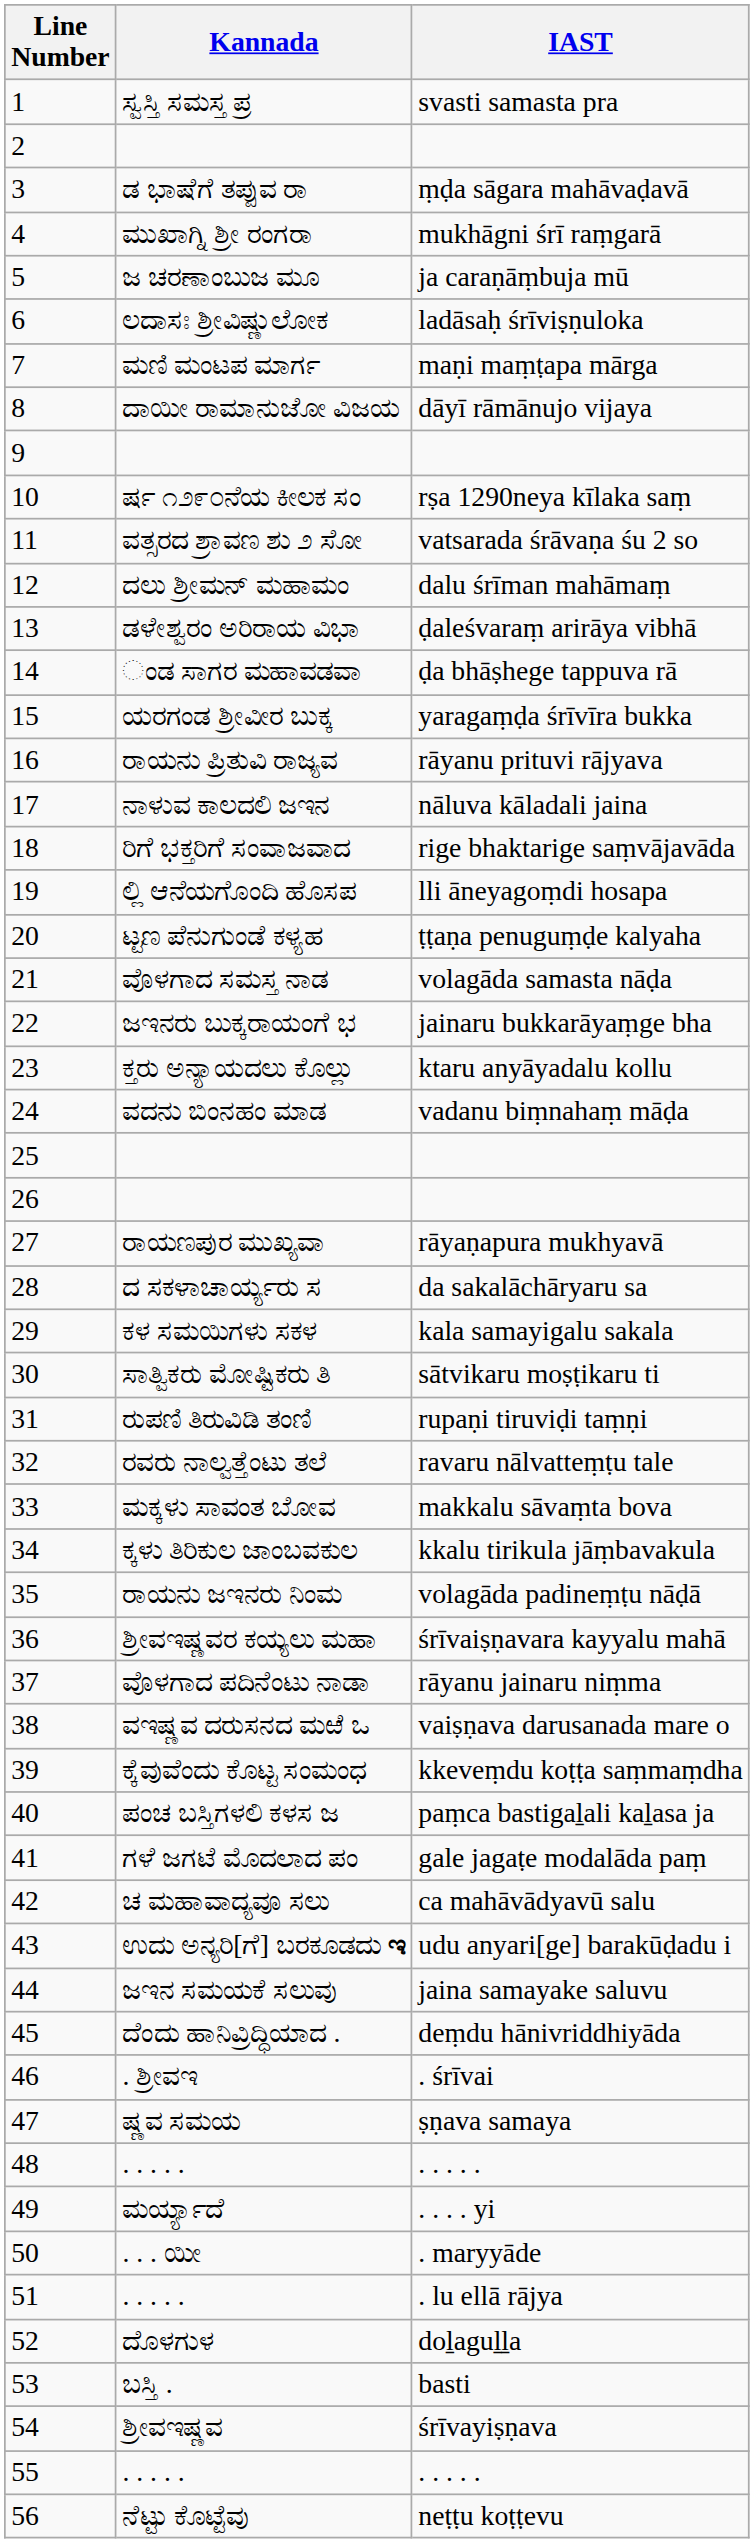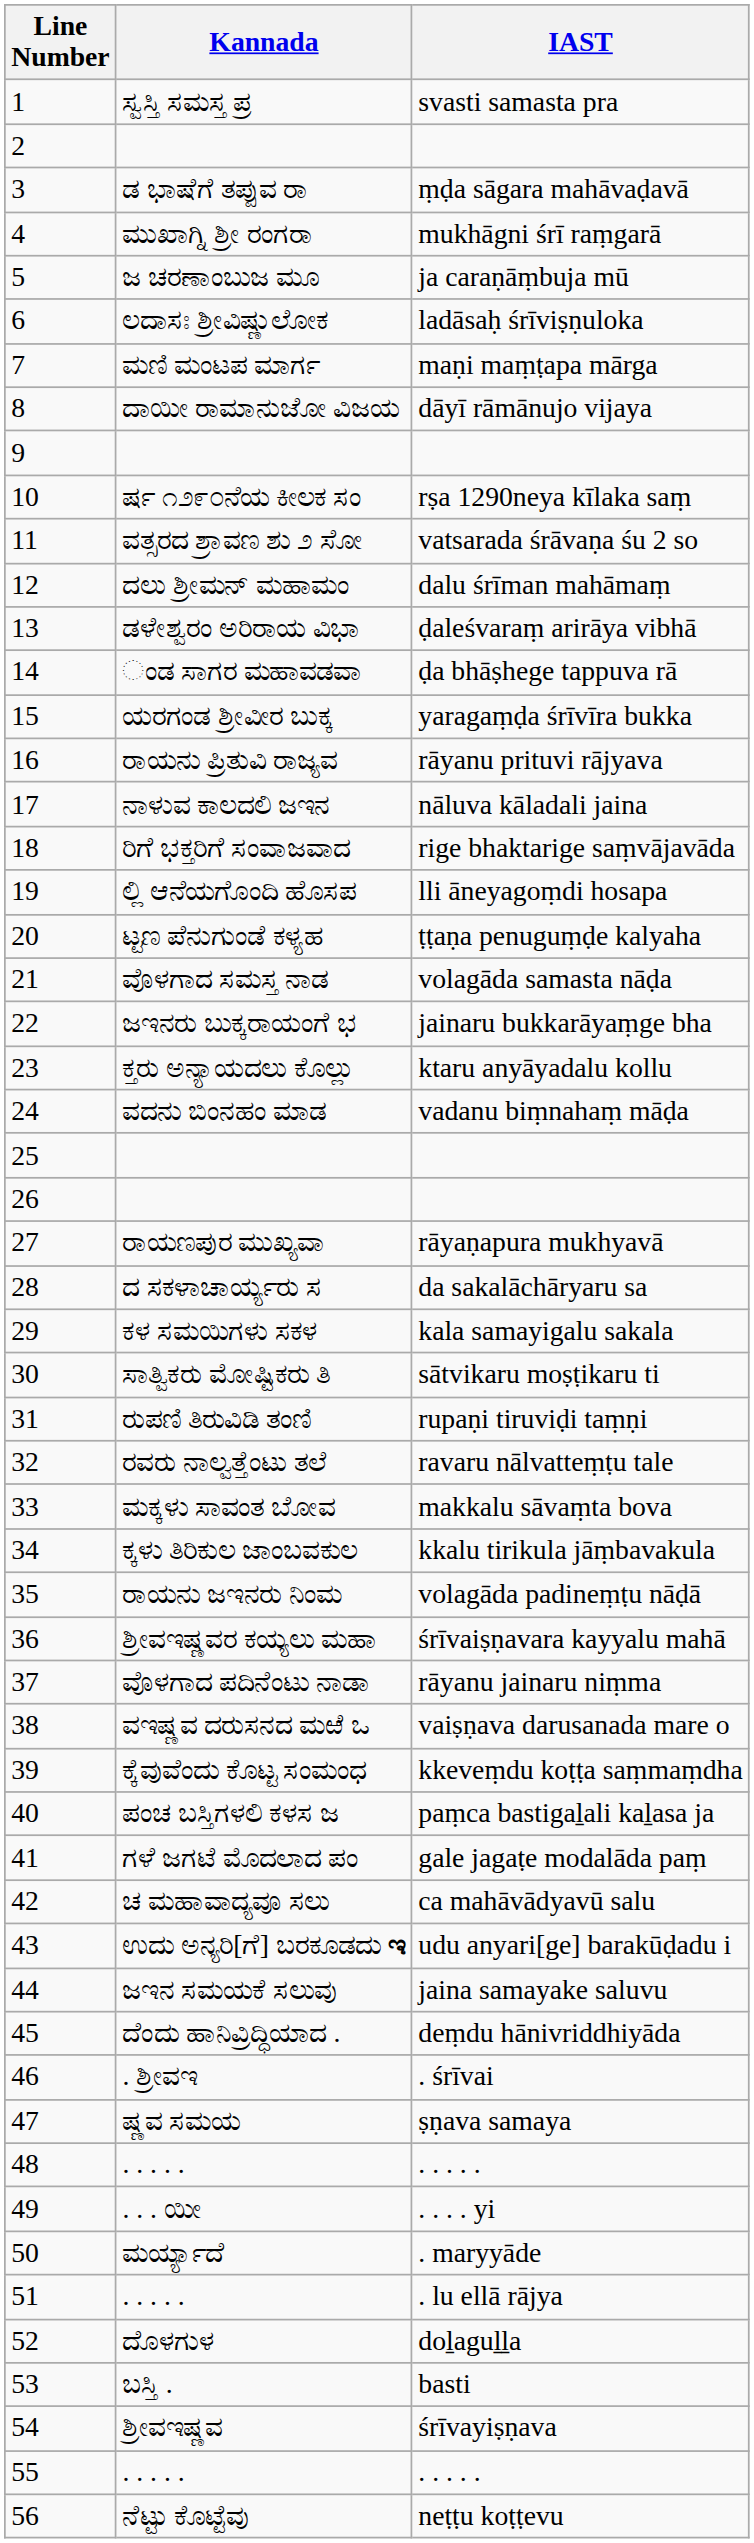(173, 2208) ಮರ್ಯ್ಯಾದೆ -> (162, 2208) . . . ಯೀ
(162, 2252) . . . ಯೀ -> (173, 2252) ಮರ್ಯ್ಯಾದೆ
